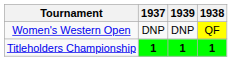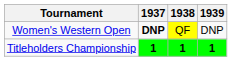columns swapped: (212, 13) <-> (183, 13)
(153, 31) normal -> (153, 31) bold
